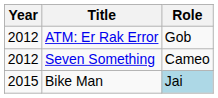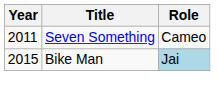- row: (102, 37)
(23, 59) 2012 -> (23, 37) 2011
